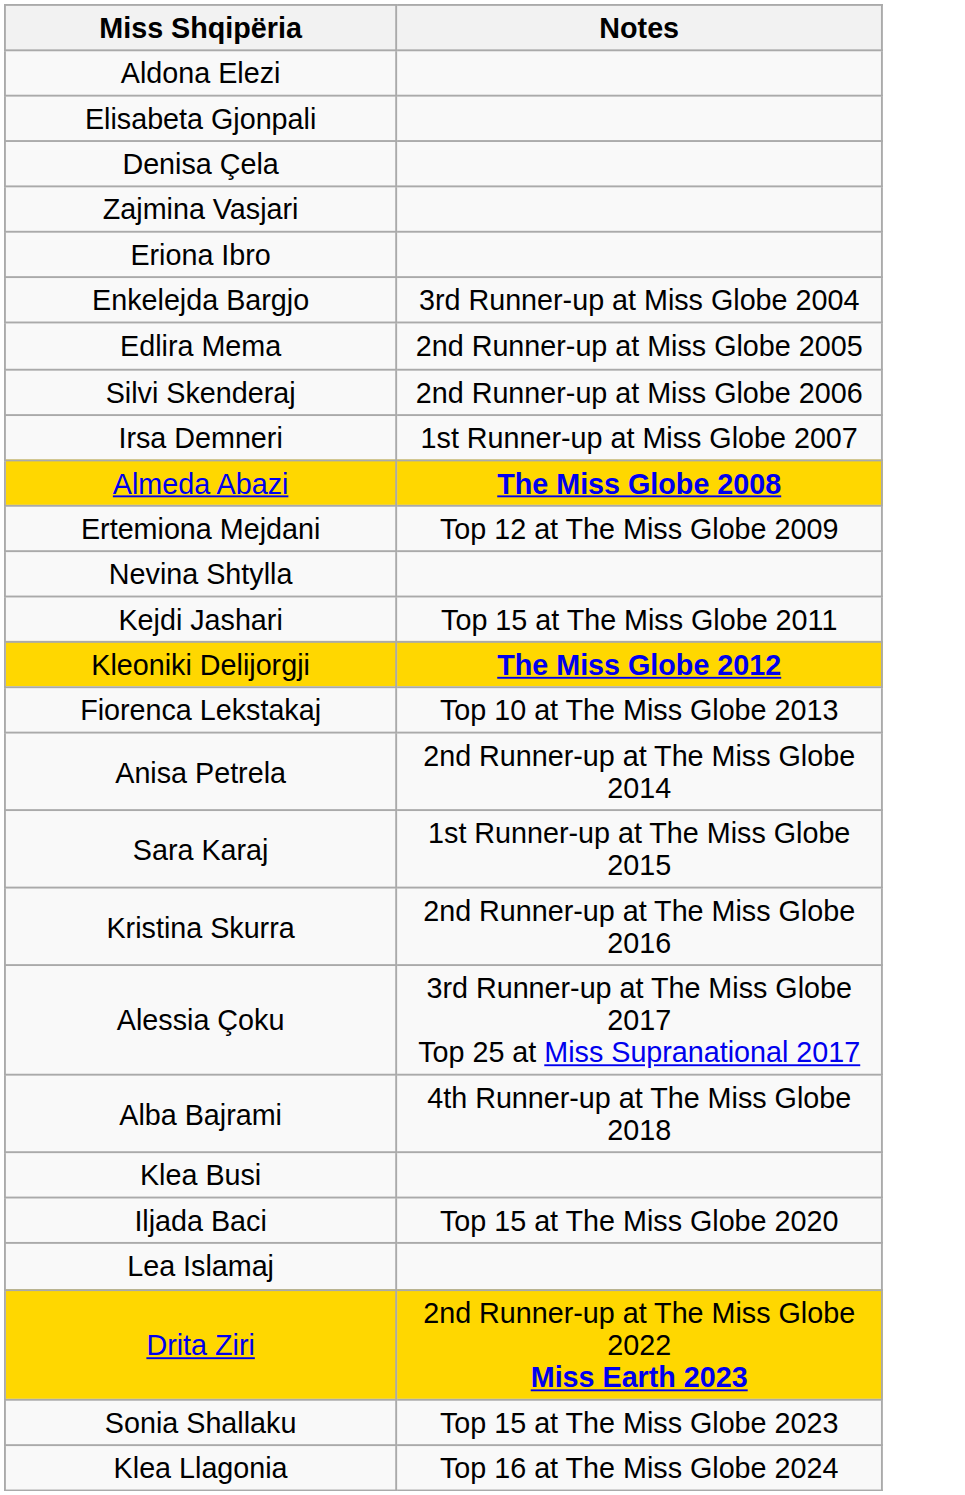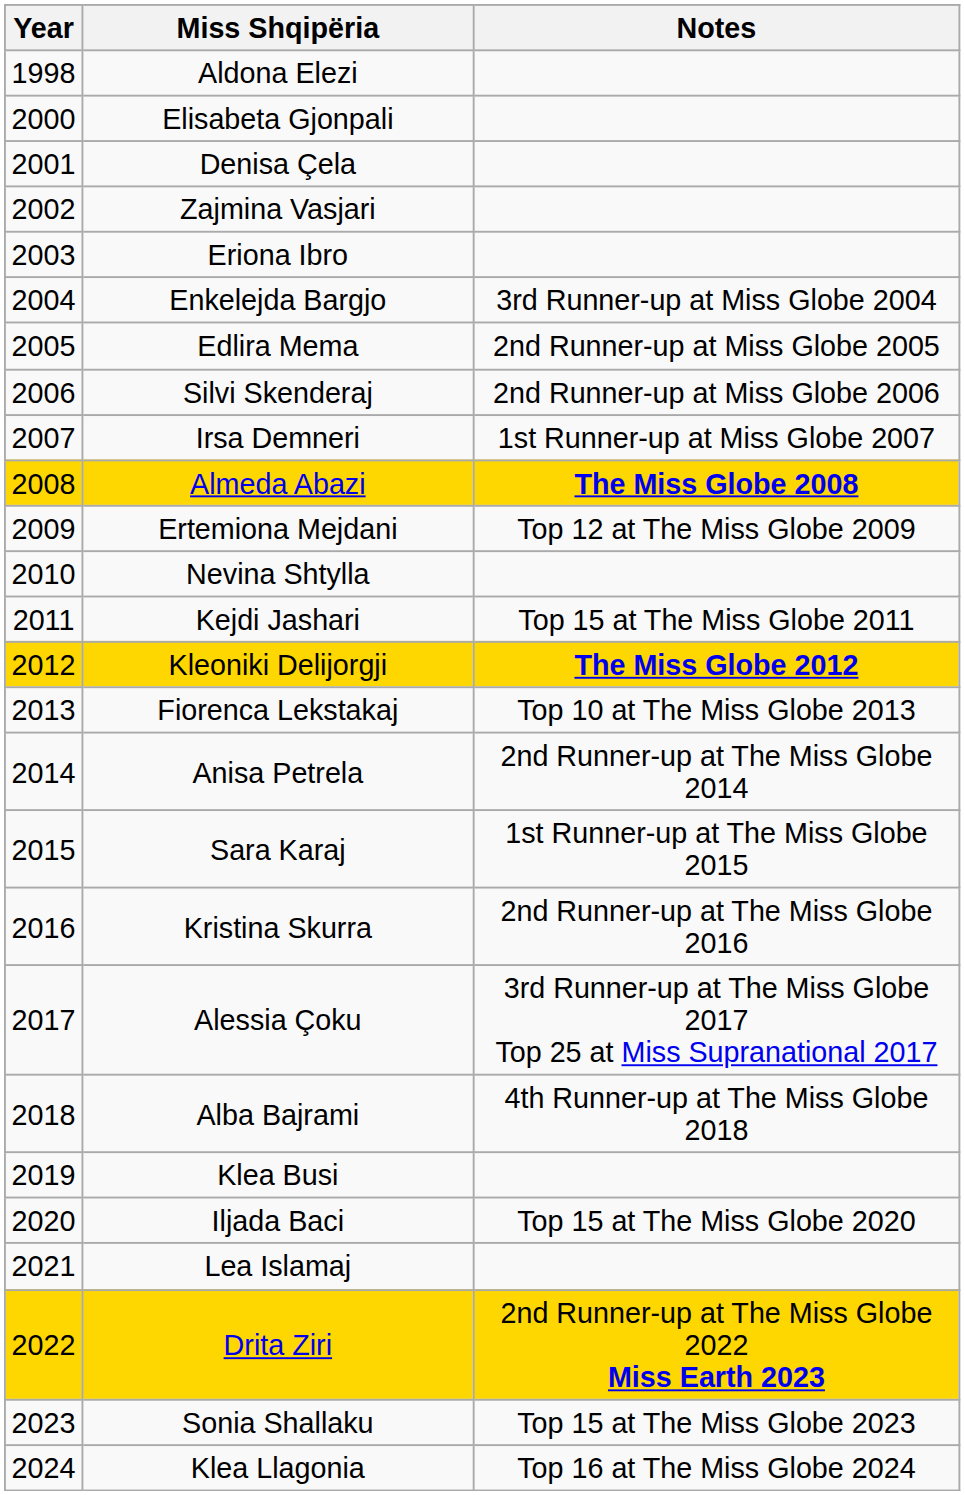+ column: (44, 28)
